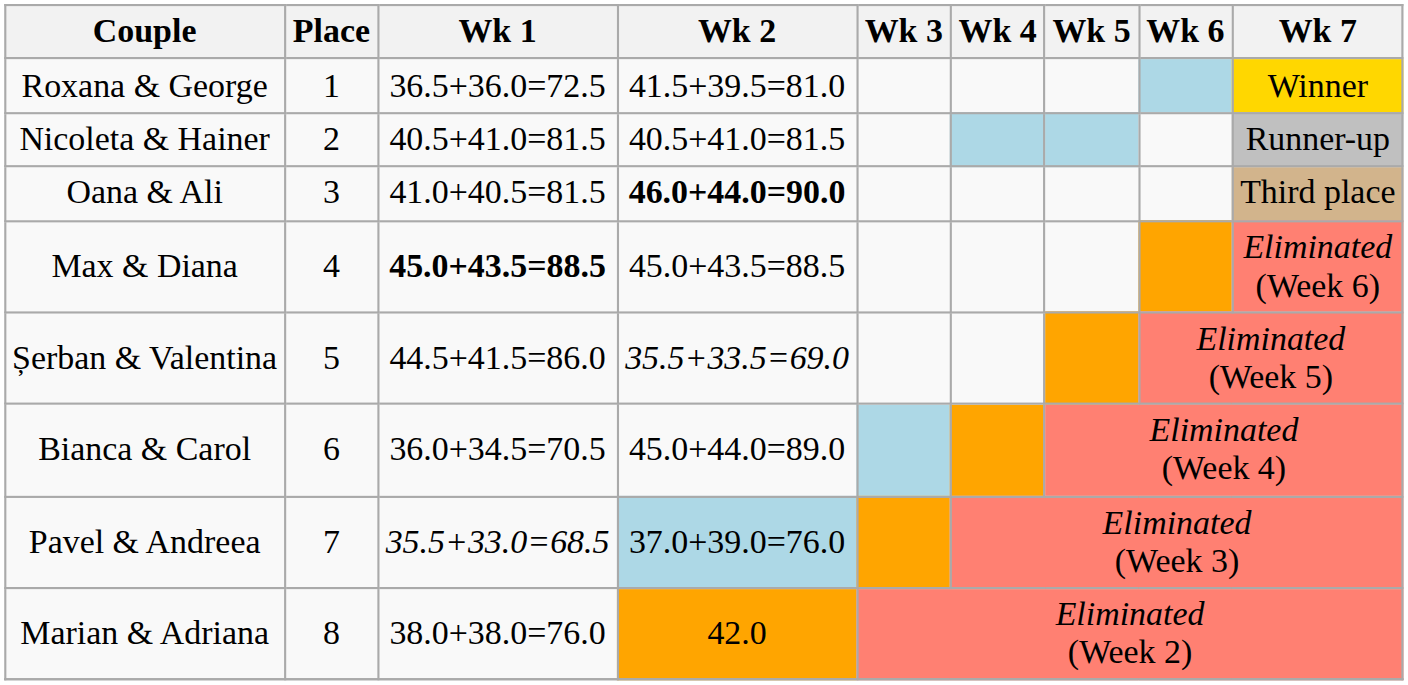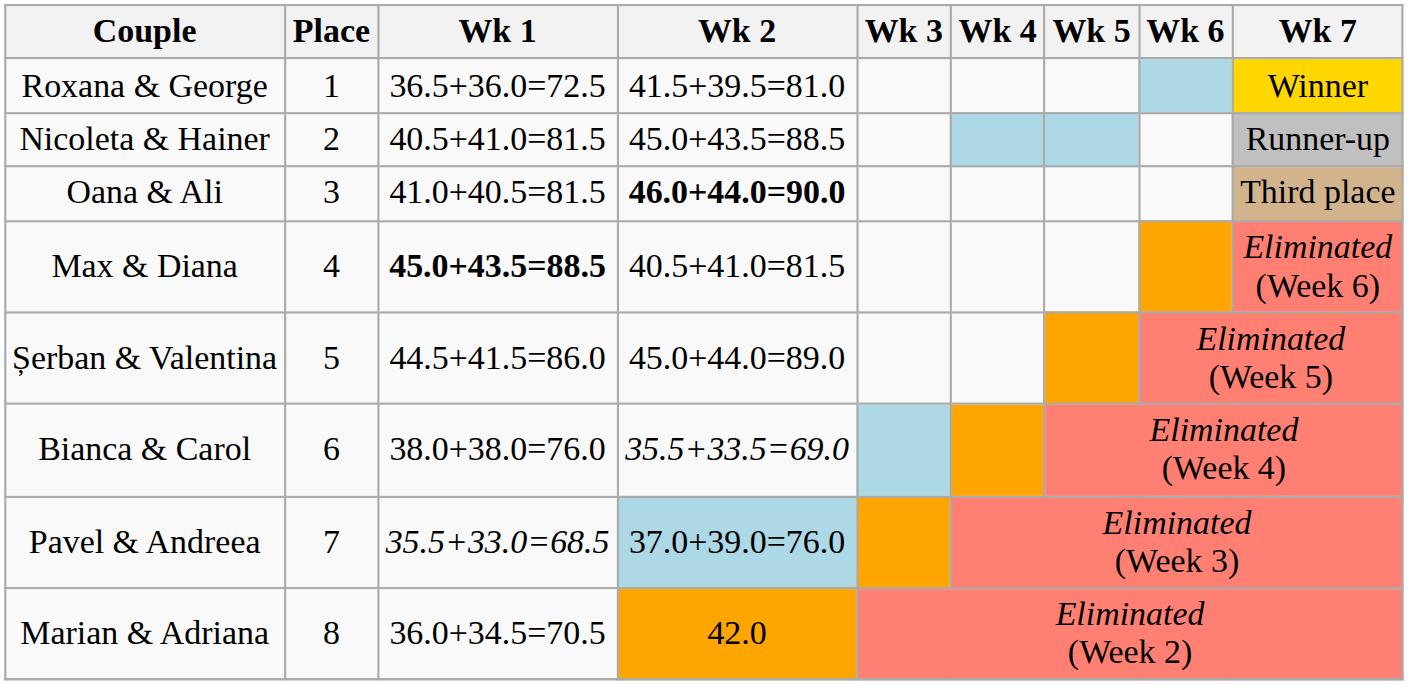(737, 138) 40.5+41.0=81.5 -> (737, 138) 45.0+43.5=88.5
(737, 265) 45.0+43.5=88.5 -> (737, 265) 40.5+41.0=81.5
(737, 357) 35.5+33.5=69.0 -> (737, 357) 45.0+44.0=89.0
(498, 449) 36.0+34.5=70.5 -> (498, 449) 38.0+38.0=76.0
(737, 449) 45.0+44.0=89.0 -> (737, 449) 35.5+33.5=69.0
(498, 633) 38.0+38.0=76.0 -> (498, 633) 36.0+34.5=70.5
